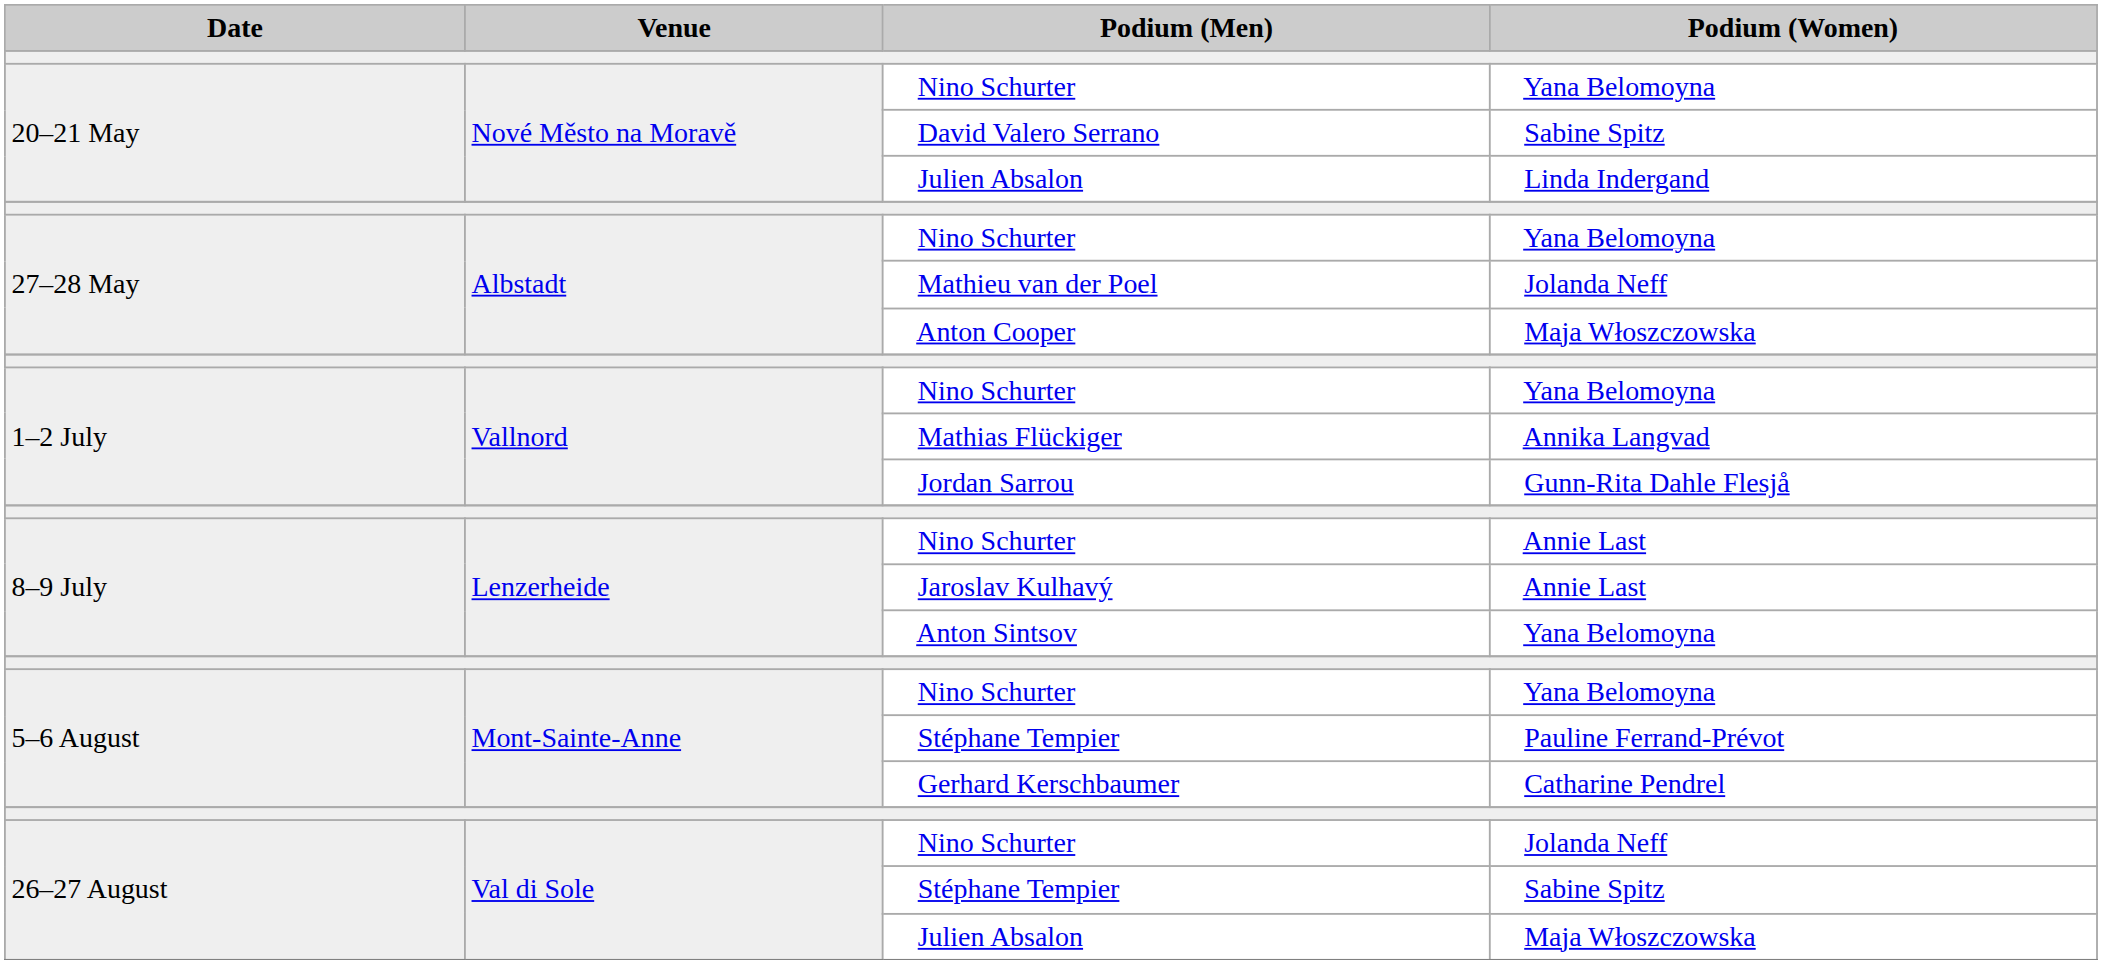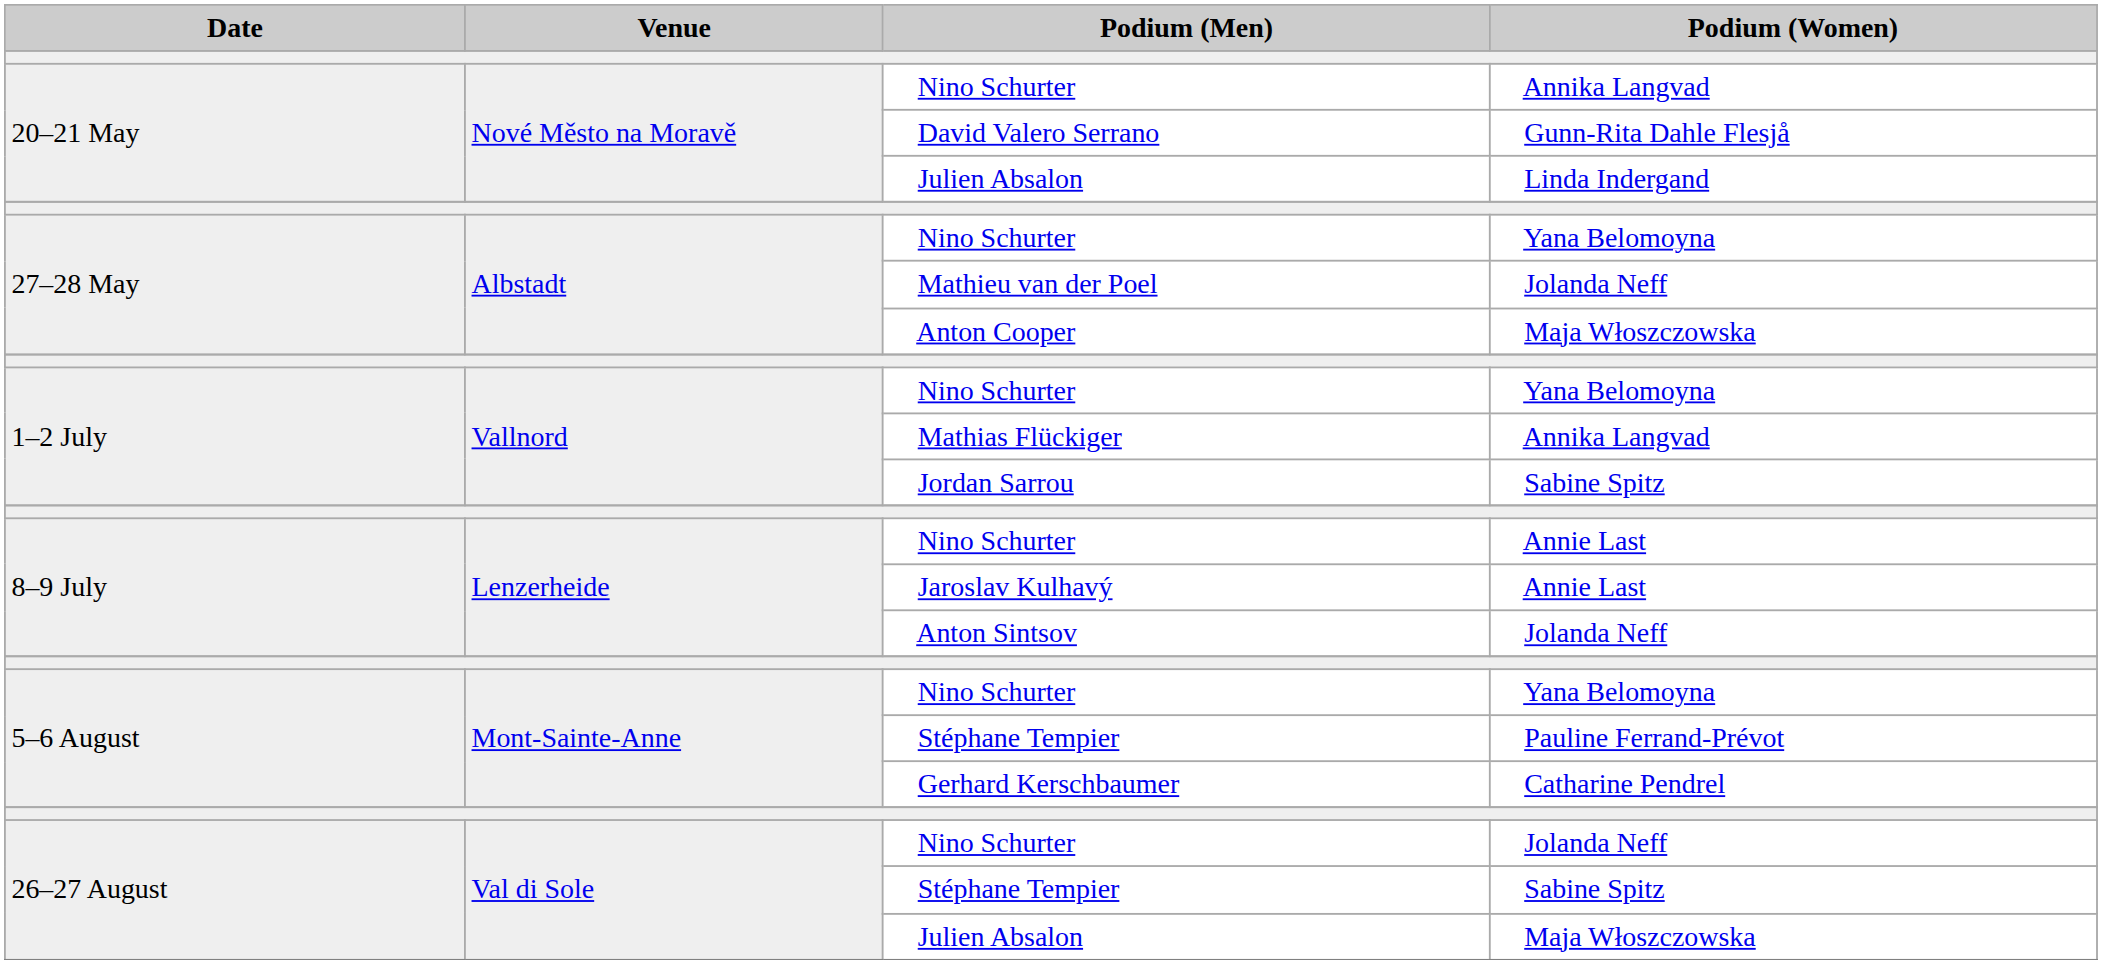(1606, 86) Yana Belomoyna -> (1603, 86) Annika Langvad
(1580, 132) Sabine Spitz -> (1643, 132) Gunn-Rita Dahle Flesjå
(1643, 481) Gunn-Rita Dahle Flesjå -> (1580, 481) Sabine Spitz
(1606, 633) Yana Belomoyna -> (1582, 633) Jolanda Neff
